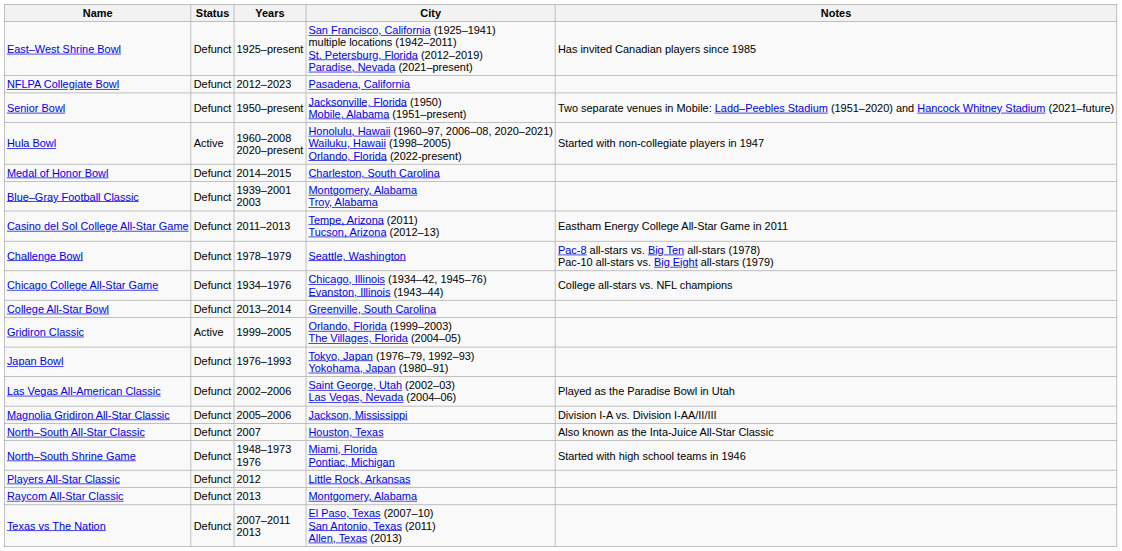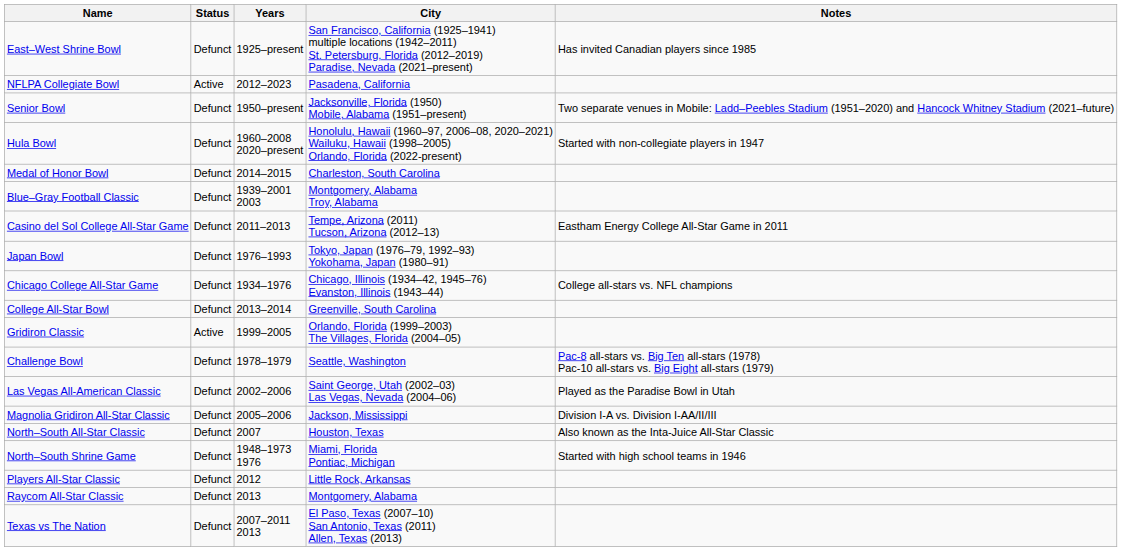(213, 85) Defunct -> (209, 85) Active
(209, 144) Active -> (213, 144) Defunct
rows swapped: (45, 256) <-> (35, 362)
